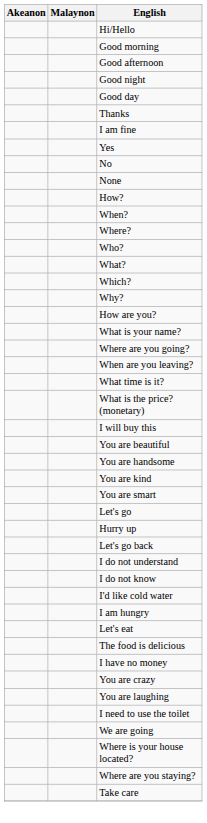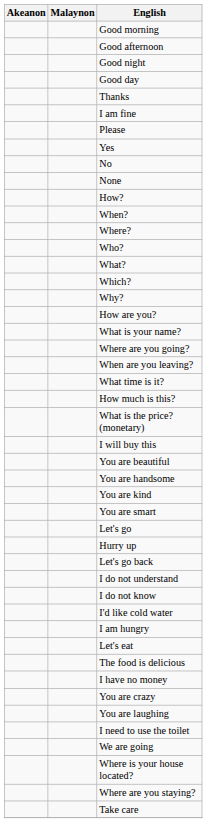- row: (117, 29)
+ row: (112, 130)
+ row: (137, 399)
